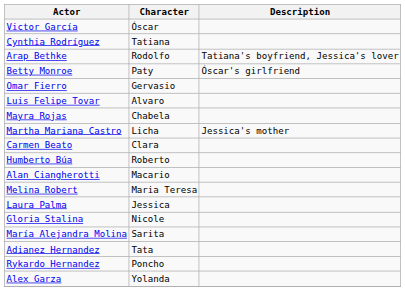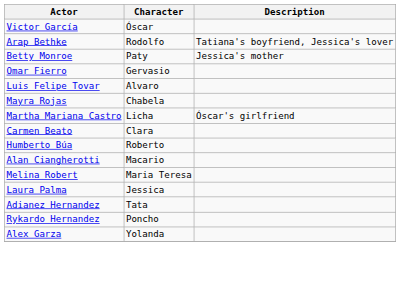- row: (53, 41)
(251, 71) Óscar's girlfriend -> (240, 56) Jessica's mother
(245, 130) Jessica's mother -> (245, 116) Óscar's girlfriend
- row: (45, 219)
- row: (67, 234)
